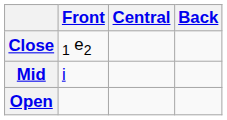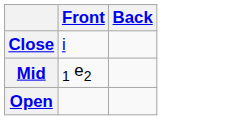- column: (142, 17)
(77, 46) 1 e2 -> (64, 44) i
(64, 74) i -> (77, 73) 1 e2
